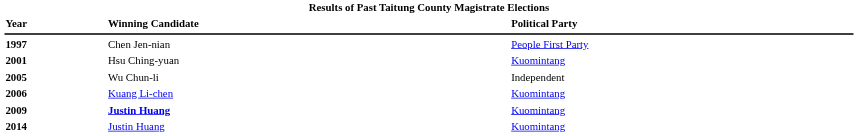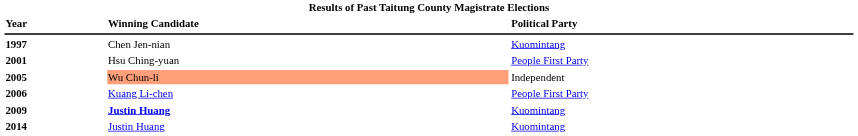(550, 44) People First Party -> (538, 44) Kuomintang
(538, 61) Kuomintang -> (550, 61) People First Party
(133, 77) no background -> (133, 77) lightsalmon background
(538, 94) Kuomintang -> (550, 94) People First Party
